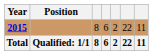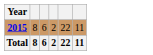- column: (61, 12)
